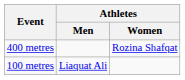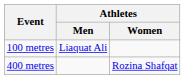rows swapped: (30, 66) <-> (30, 48)
